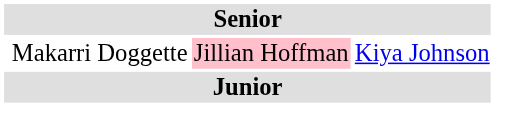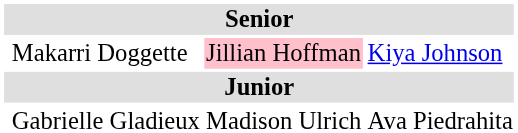+ row: (106, 120)
